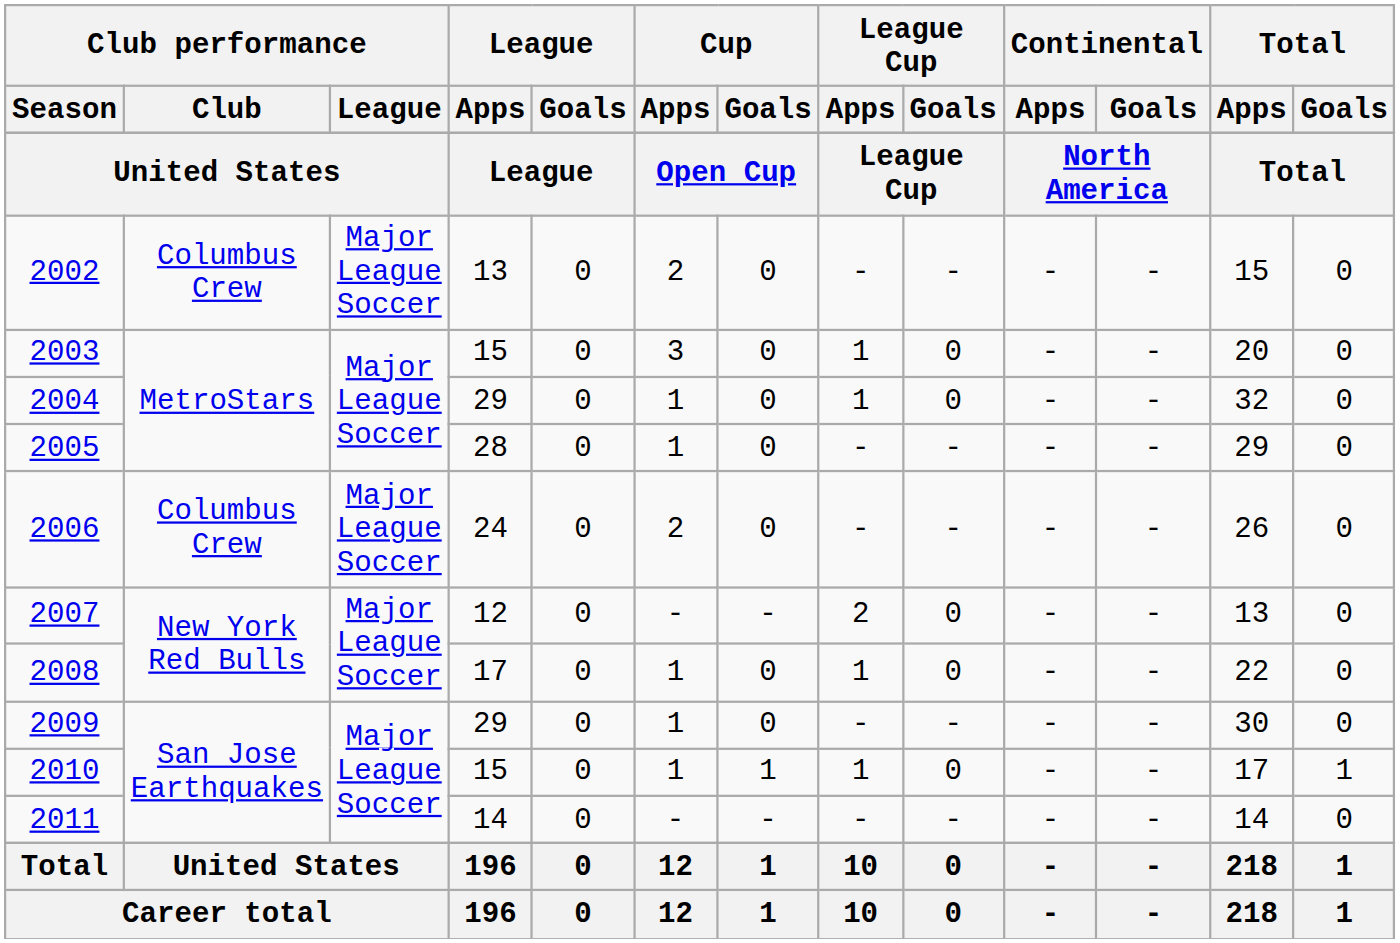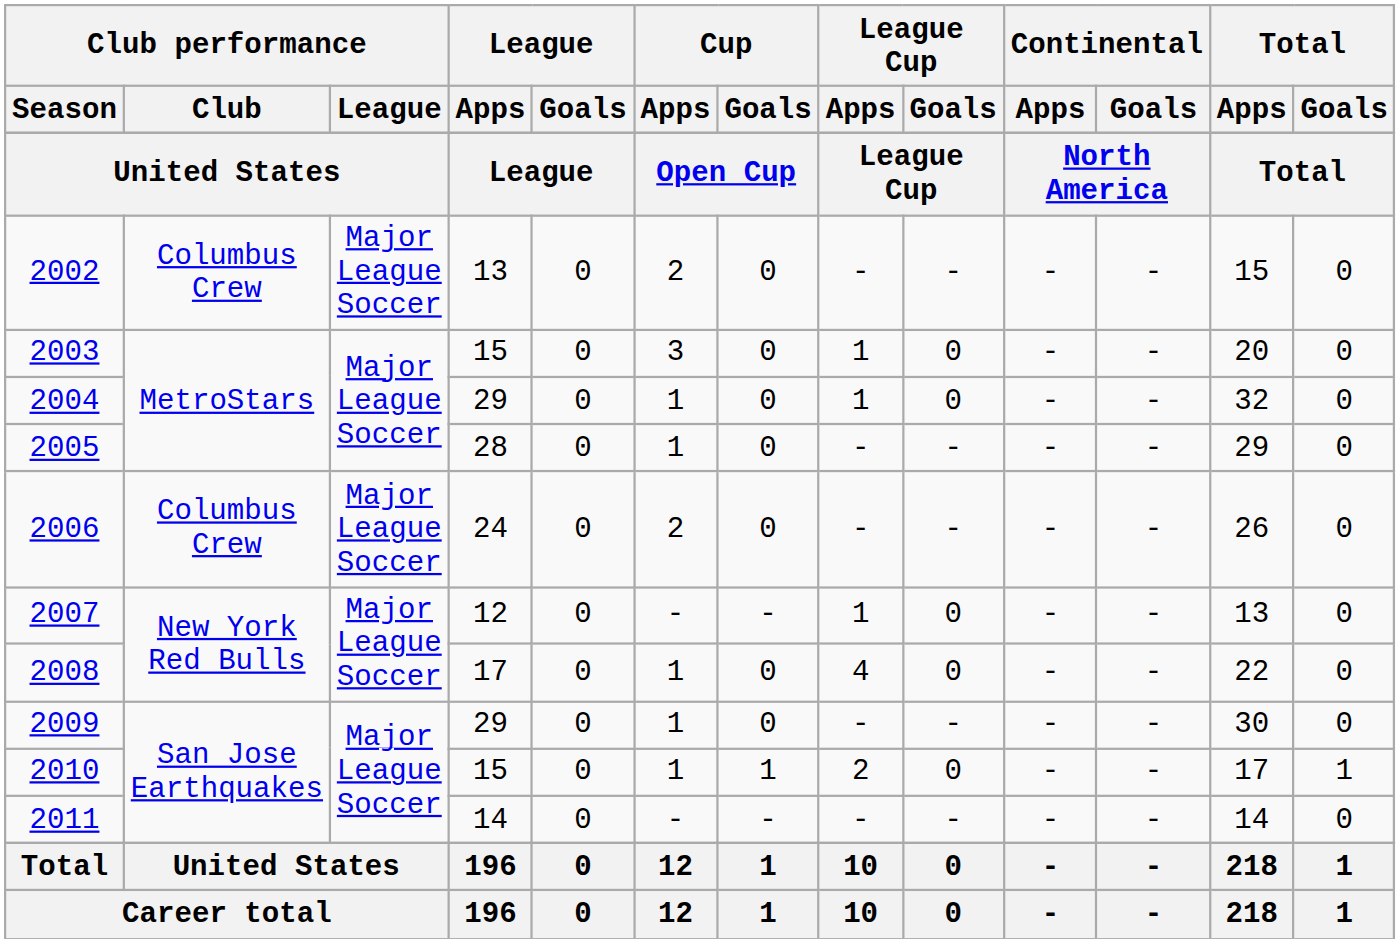(861, 615) 2 -> (861, 615) 1
(861, 672) 1 -> (861, 672) 4
(861, 772) 1 -> (861, 772) 2
